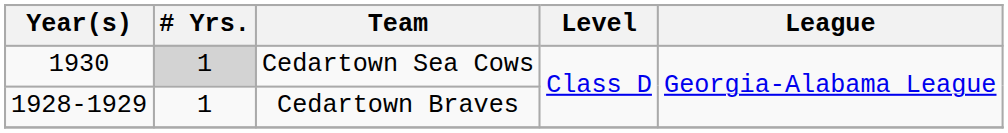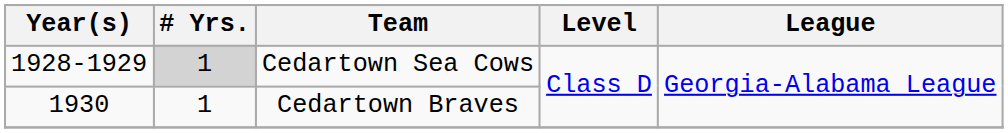(79, 66) 1930 -> (79, 66) 1928-1929
(79, 107) 1928-1929 -> (79, 107) 1930
